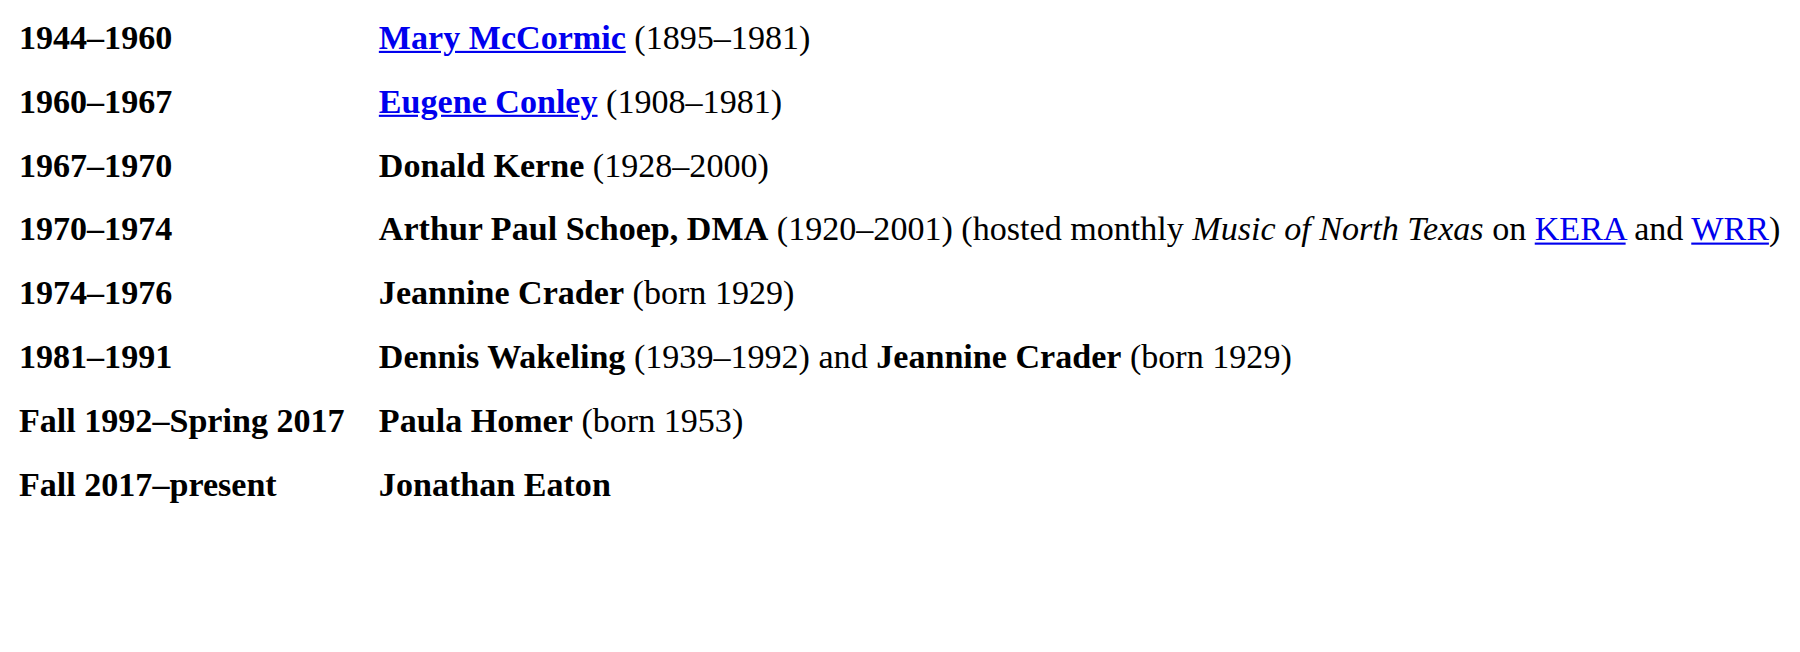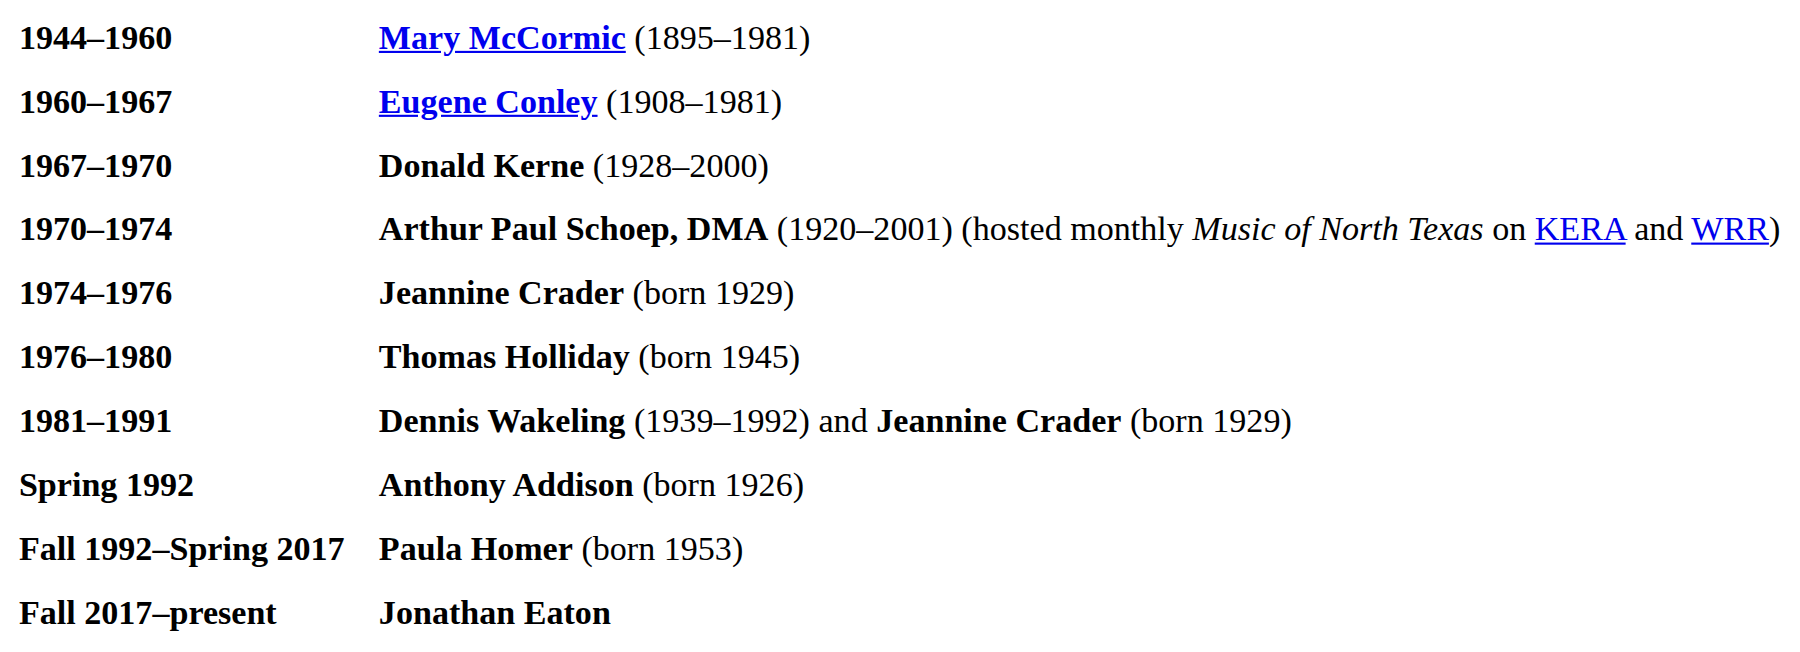+ row: (590, 357)
+ row: (591, 484)
